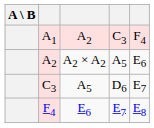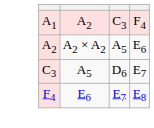- column: (22, 15)
